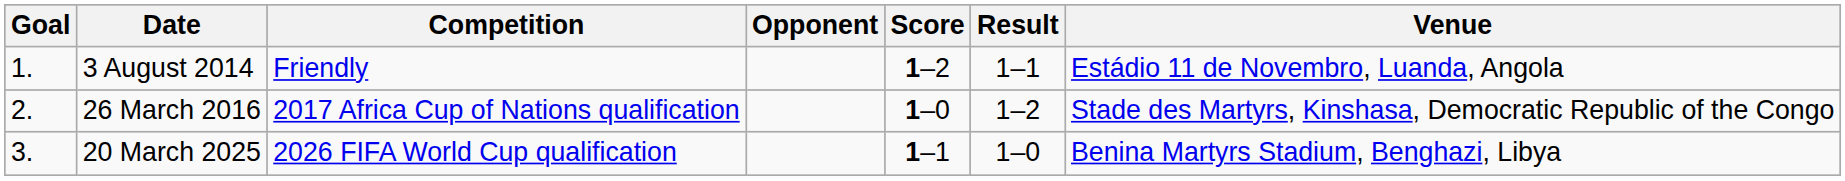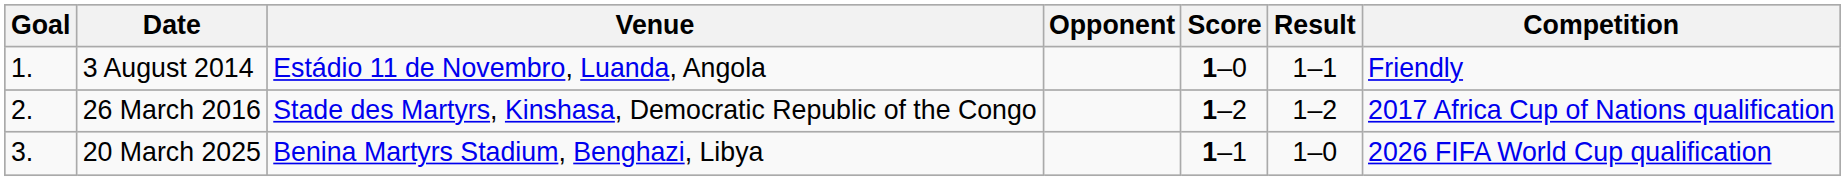columns swapped: (1453, 25) <-> (506, 25)
(928, 68) 1–2 -> (1225, 68) 1–0
(928, 110) 1–0 -> (1225, 110) 1–2
